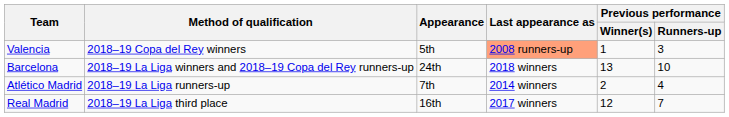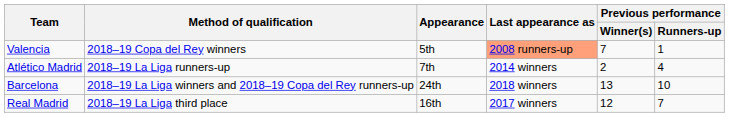(603, 49) 1 -> (603, 49) 7
(661, 49) 3 -> (661, 49) 1
rows swapped: (33, 67) <-> (45, 85)
